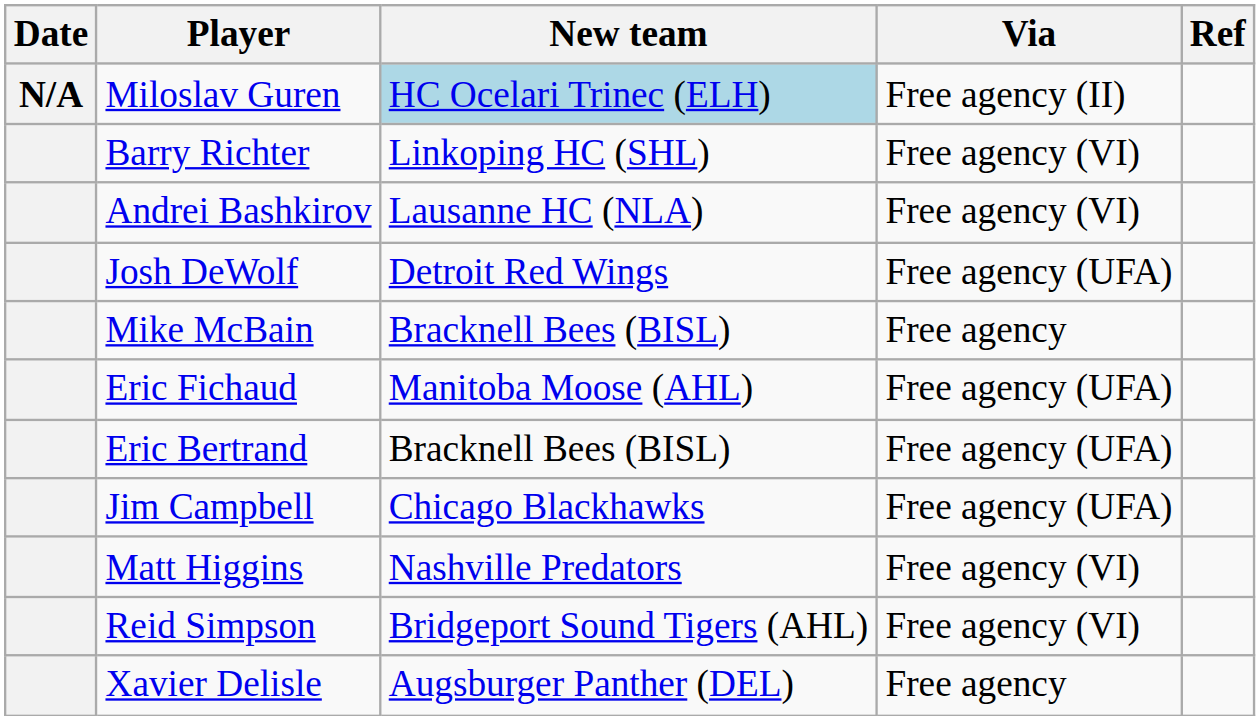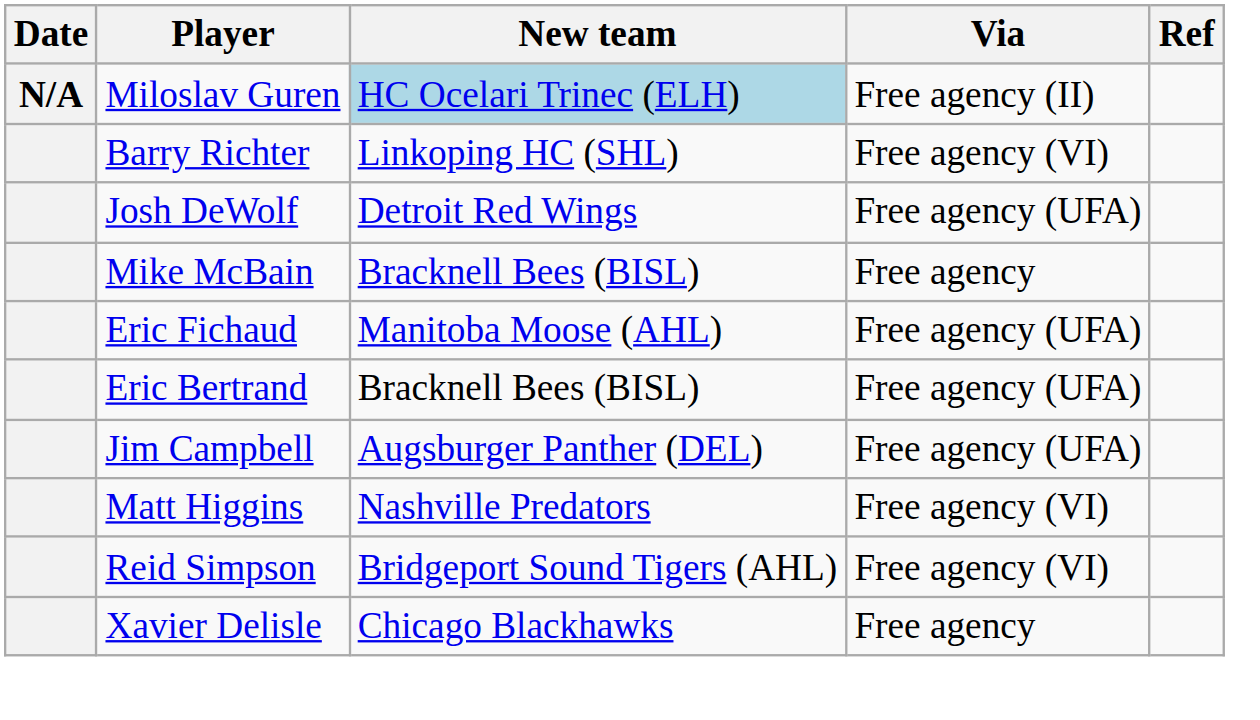- row: (239, 211)
(547, 507) Chicago Blackhawks -> (560, 447) Augsburger Panther (DEL)
(591, 684) Augsburger Panther (DEL) -> (516, 625) Chicago Blackhawks
